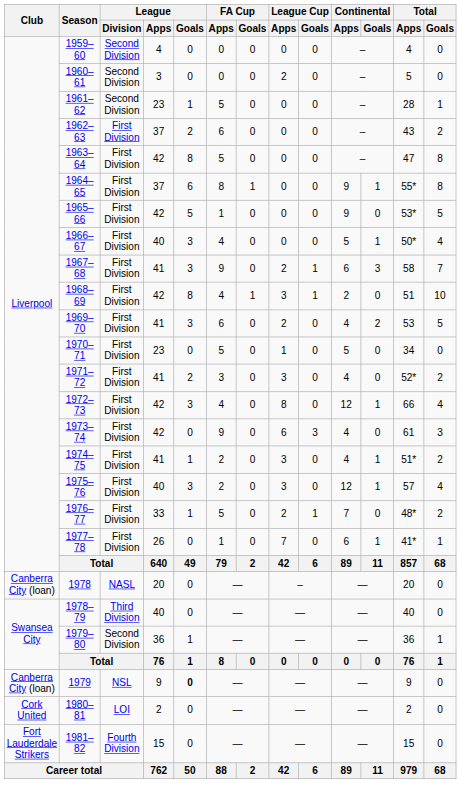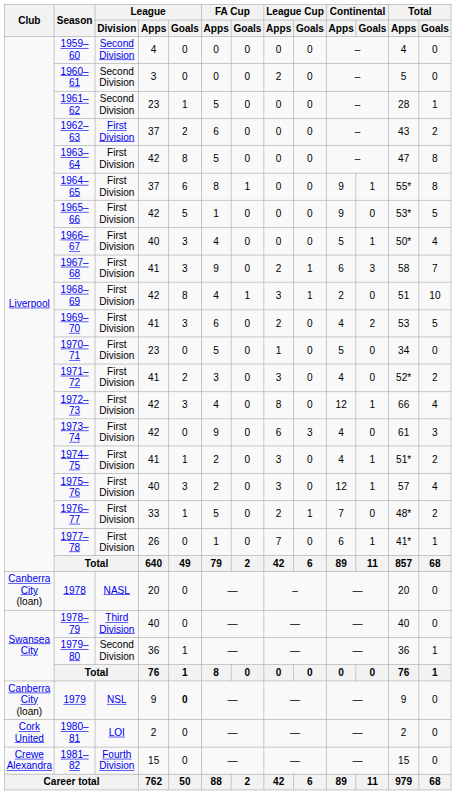(32, 743) Fort Lauderdale Strikers -> (29, 760) Crewe Alexandra
